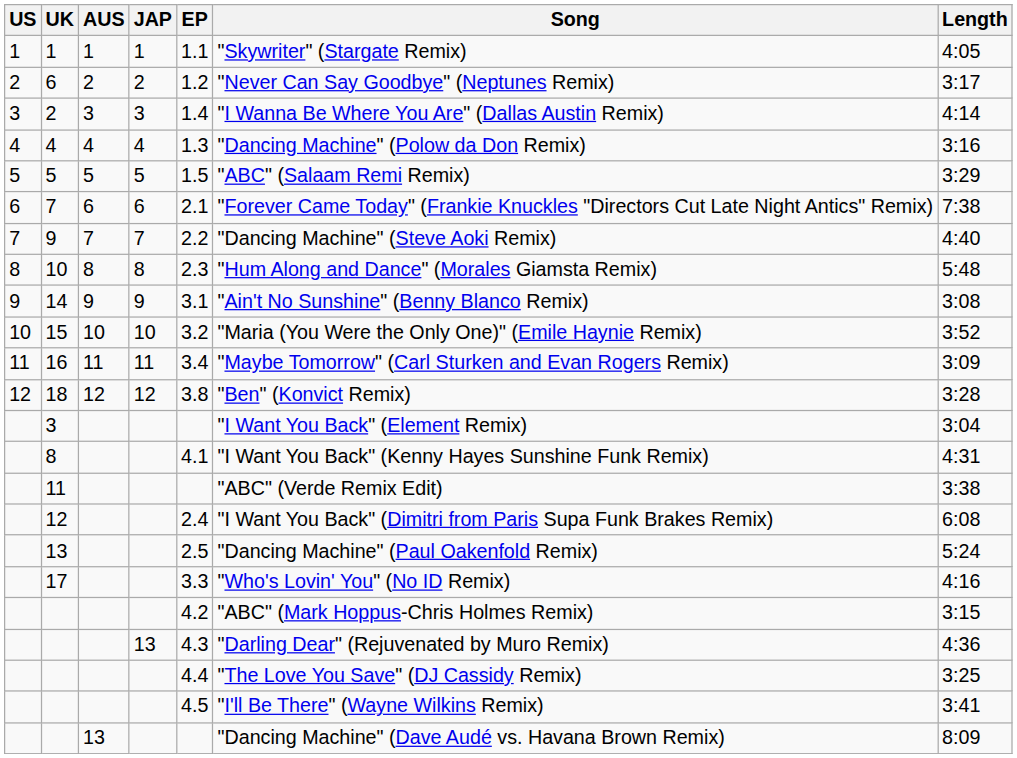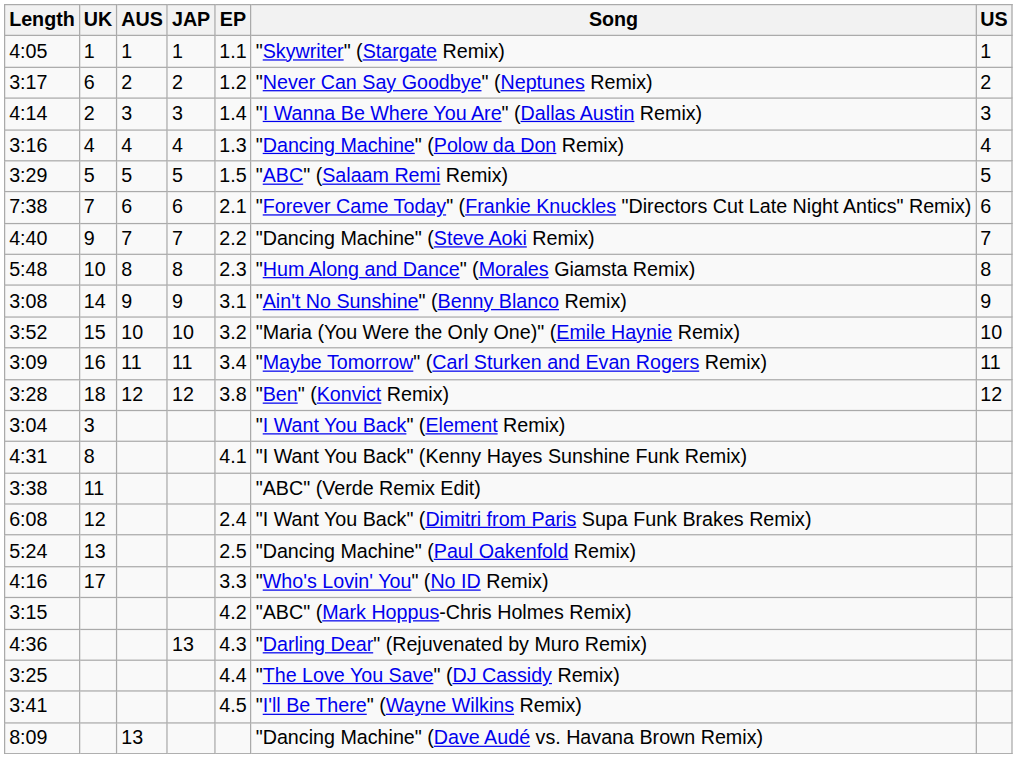columns swapped: (23, 20) <-> (975, 20)
